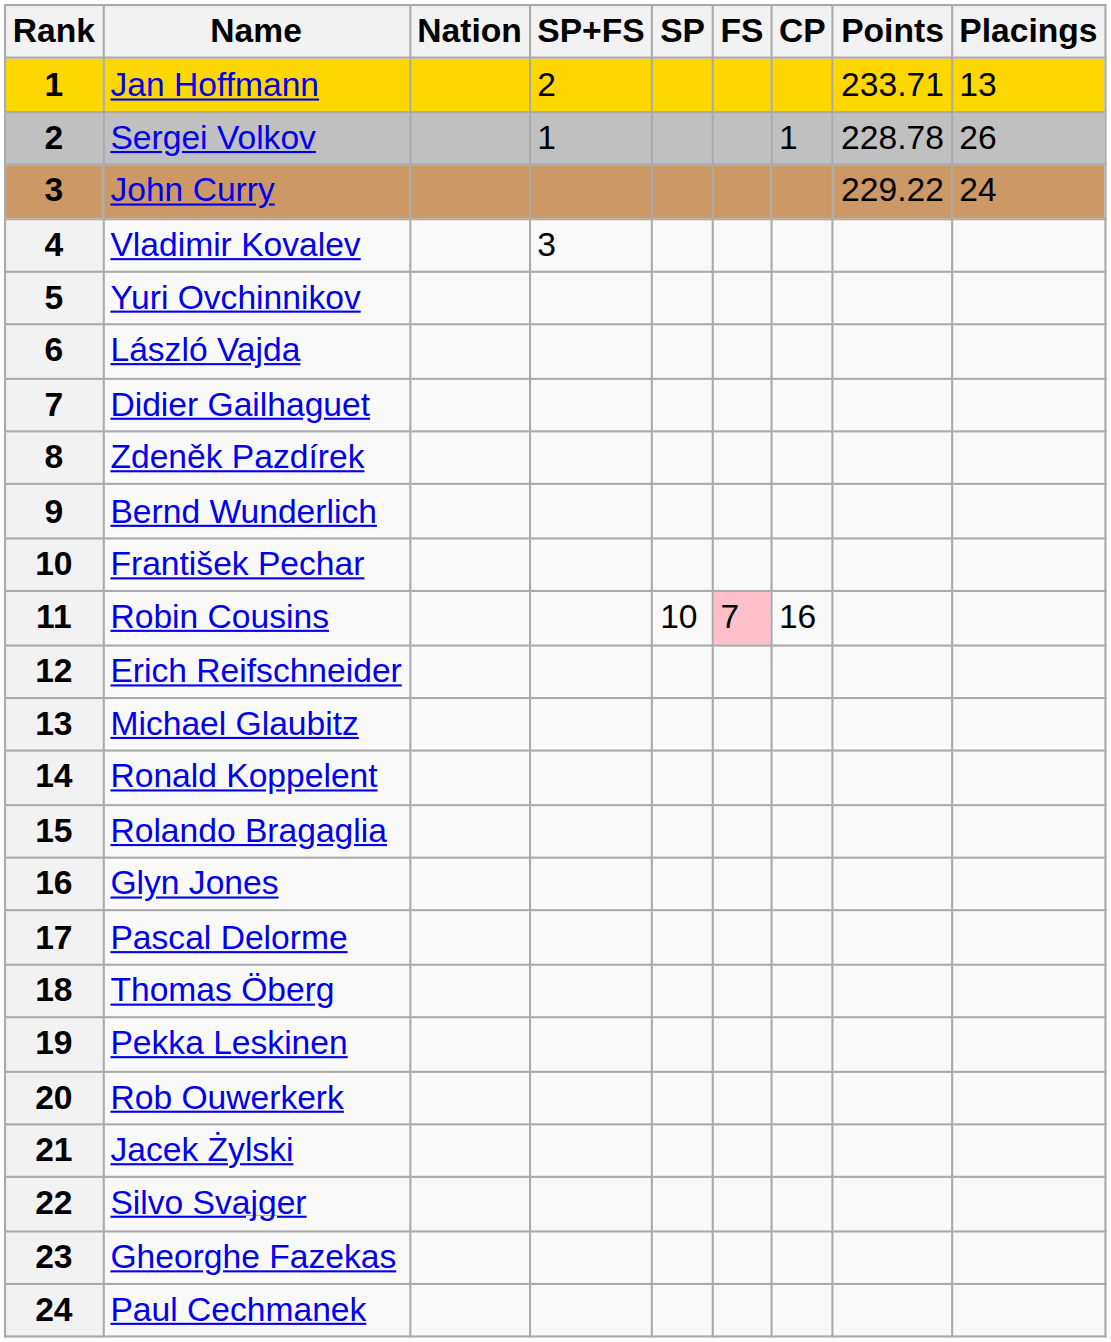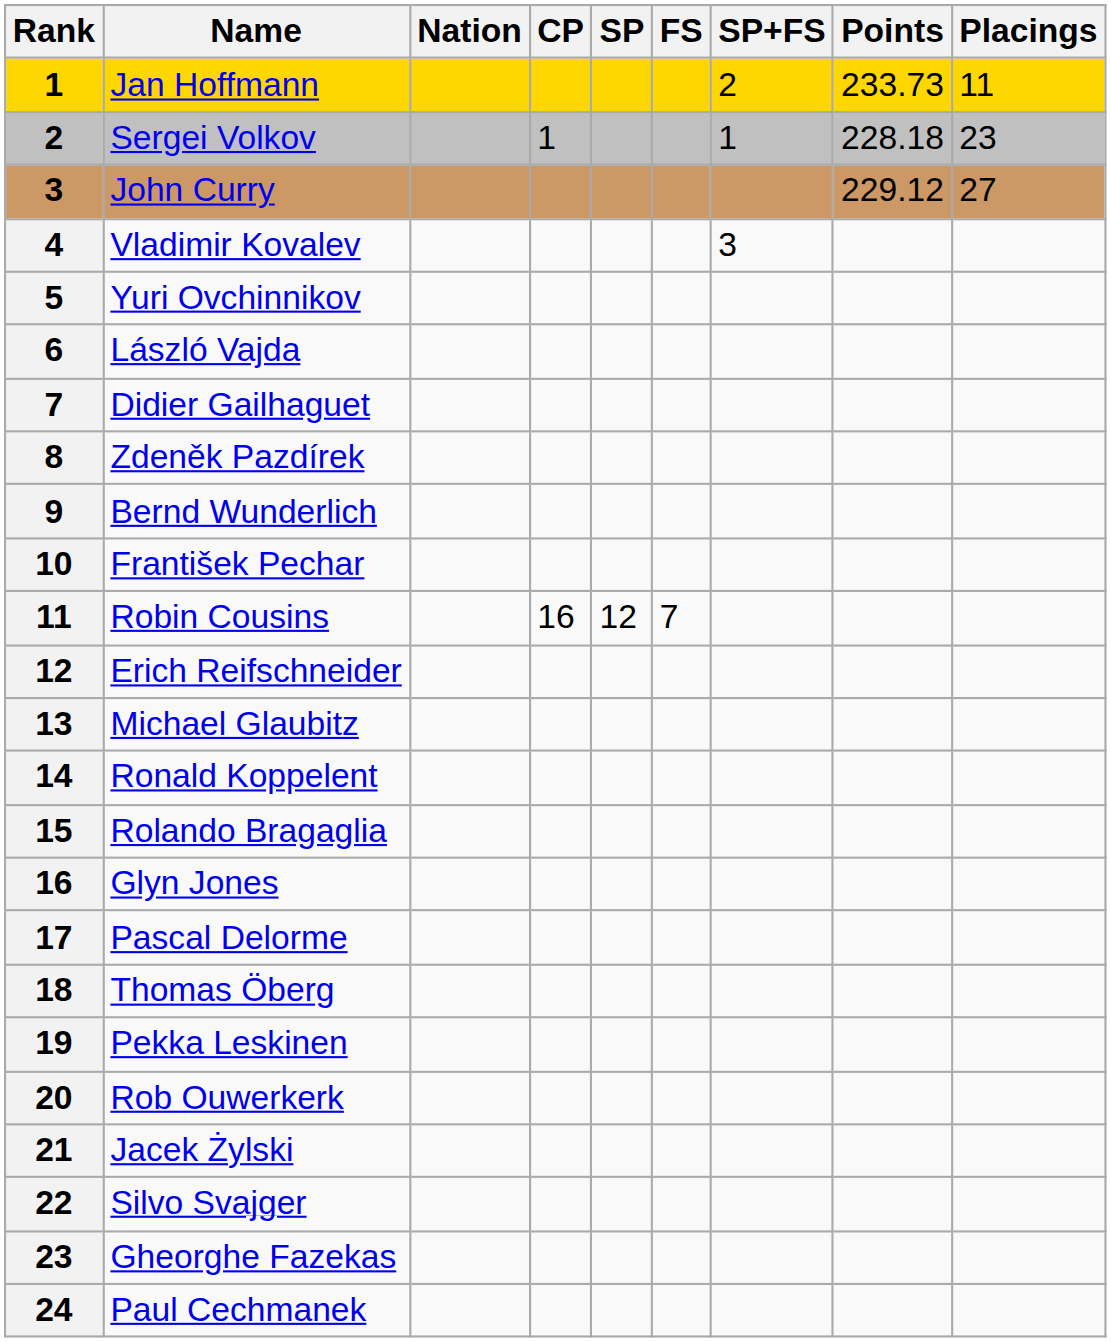columns swapped: (802, 31) <-> (591, 31)
(892, 84) 233.71 -> (892, 84) 233.73
(978, 84) 13 -> (977, 84) 11
(892, 137) 228.78 -> (892, 137) 228.18
(978, 137) 26 -> (978, 137) 23
(892, 191) 229.22 -> (892, 191) 229.12
(978, 191) 24 -> (978, 191) 27
(679, 617) 10 -> (618, 617) 12
(730, 617) pink background -> (669, 617) no background
